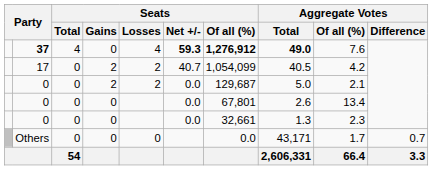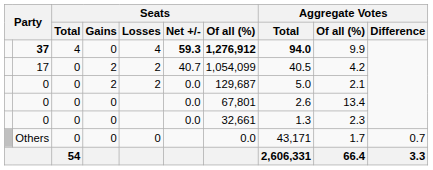(300, 49) 49.0 -> (300, 49) 94.0
(357, 49) 7.6 -> (357, 49) 9.9
